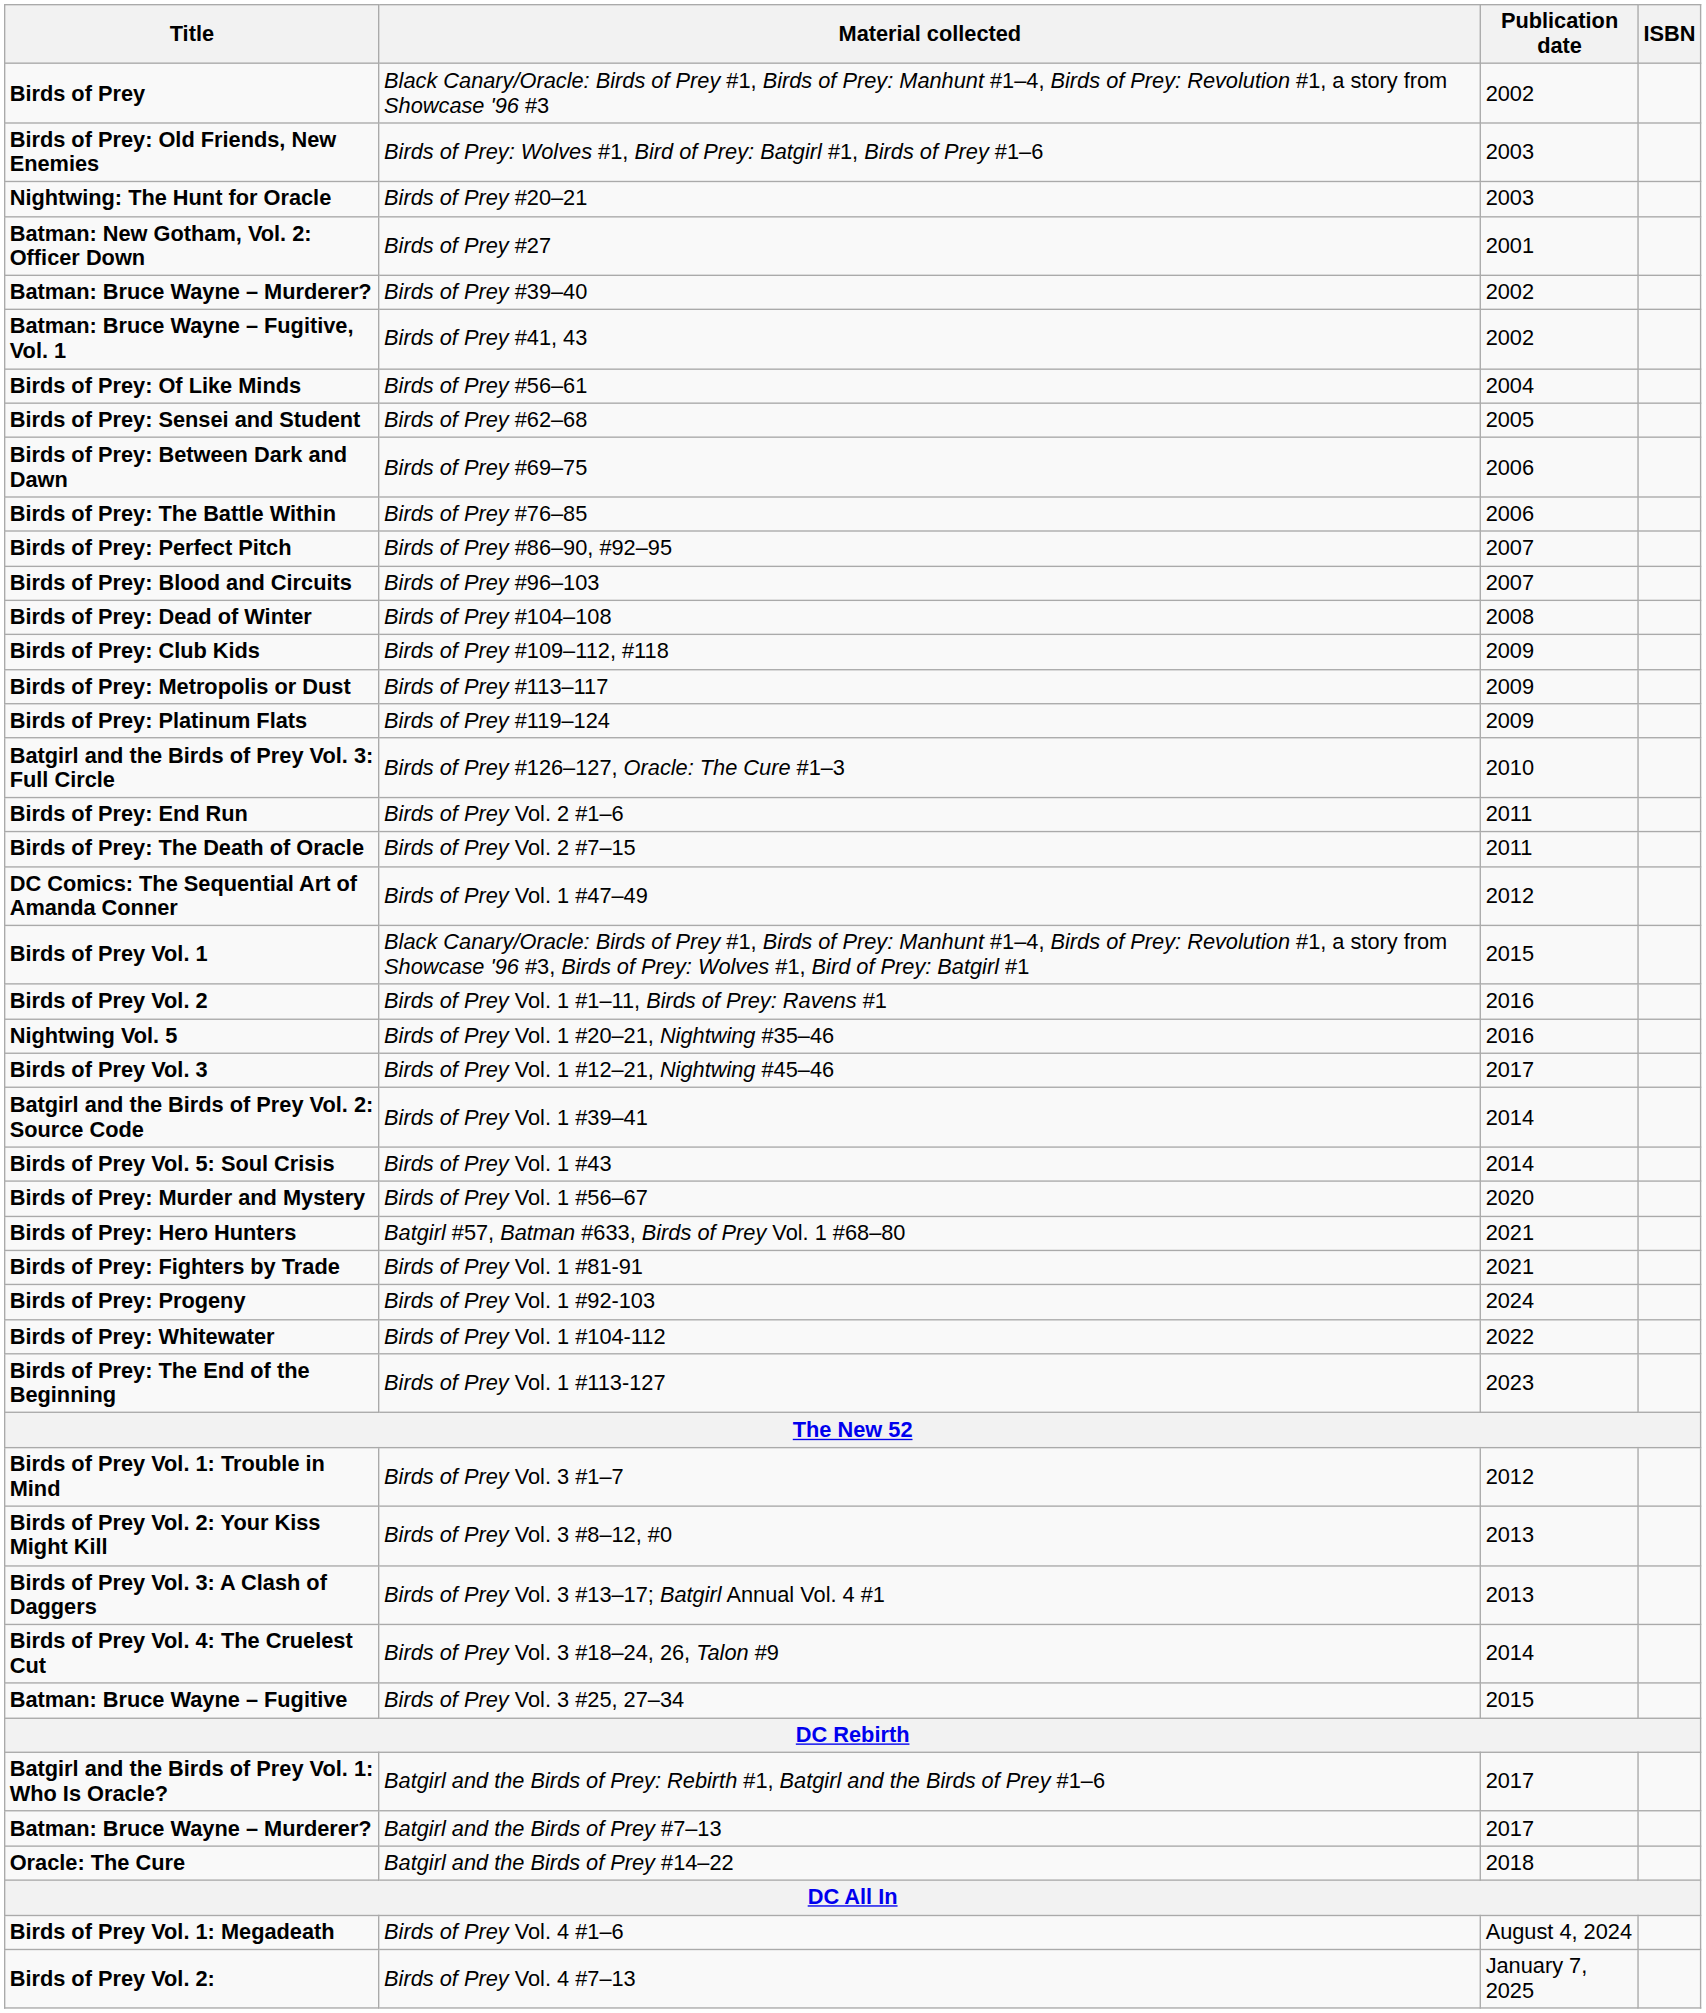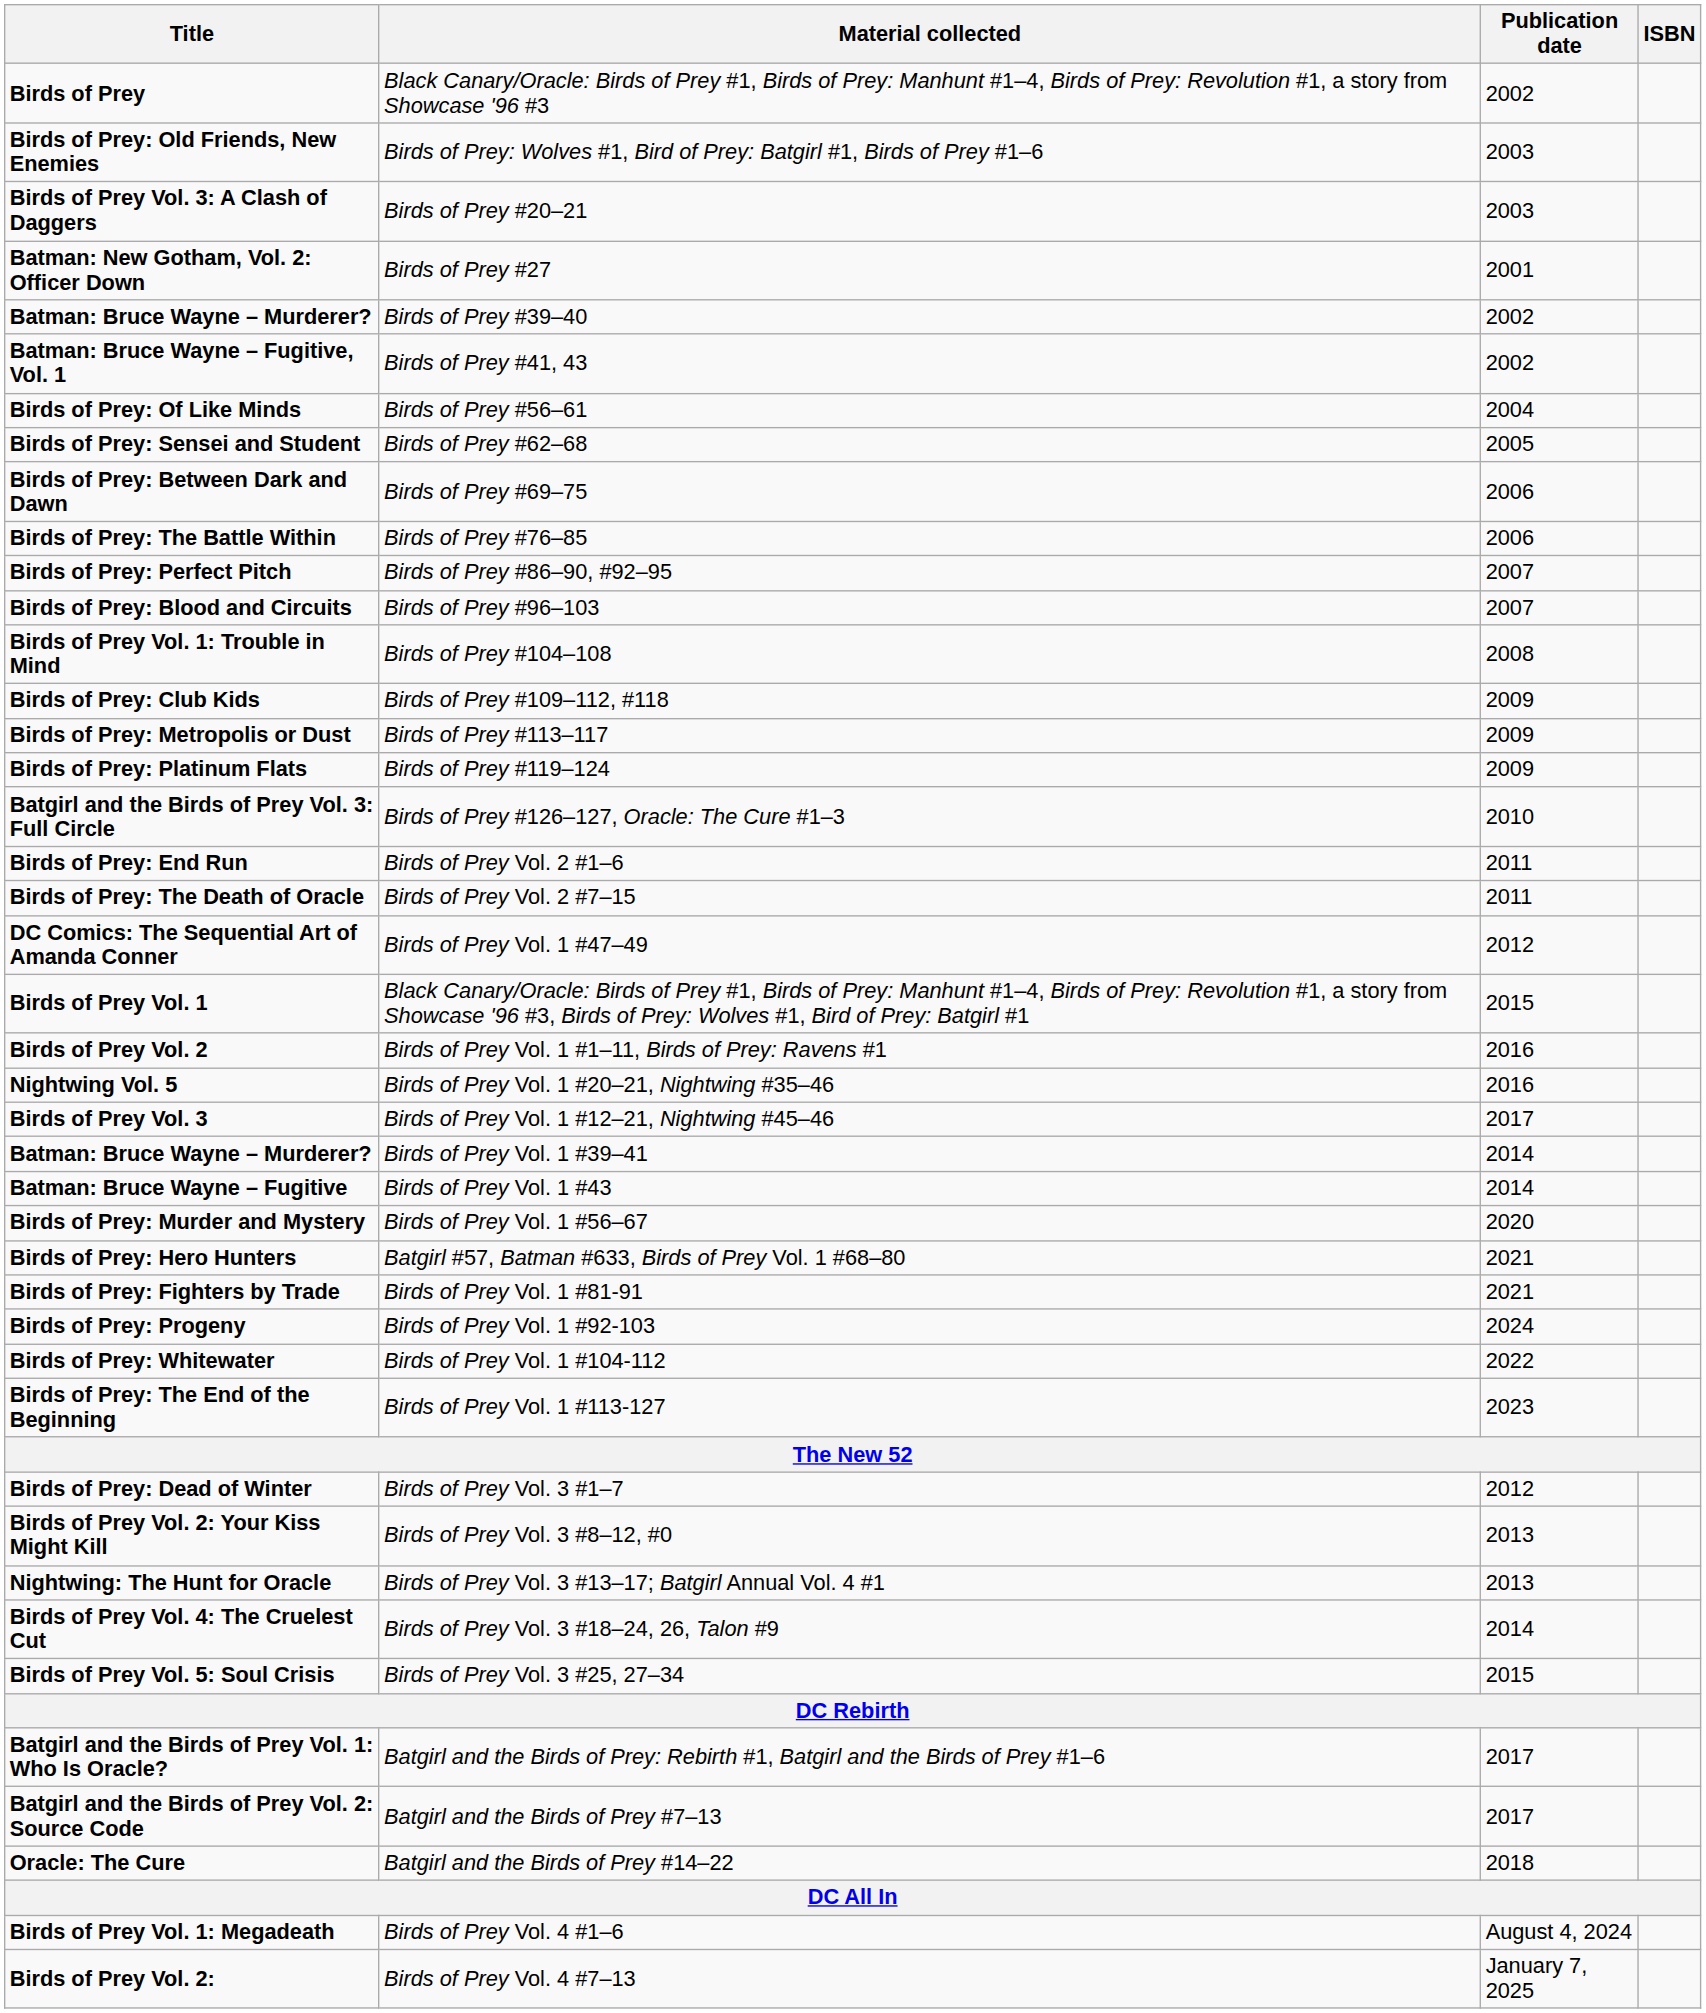(170, 198) Nightwing: The Hunt for Oracle -> (168, 210) Birds of Prey Vol. 3: A Clash of Daggers
(161, 617) Birds of Prey: Dead of Winter -> (167, 653) Birds of Prey Vol. 1: Trouble in Mind
(191, 1117) Batgirl and the Birds of Prey Vol. 2: Source Code -> (191, 1153) Batman: Bruce Wayne – Murderer?
(172, 1163) Birds of Prey Vol. 5: Soul Crisis -> (179, 1188) Batman: Bruce Wayne – Fugitive
(167, 1476) Birds of Prey Vol. 1: Trouble in Mind -> (161, 1488) Birds of Prey: Dead of Winter
(168, 1594) Birds of Prey Vol. 3: A Clash of Daggers -> (170, 1582) Nightwing: The Hunt for Oracle
(179, 1700) Batman: Bruce Wayne – Fugitive -> (172, 1675) Birds of Prey Vol. 5: Soul Crisis
(191, 1828) Batman: Bruce Wayne – Murderer? -> (191, 1816) Batgirl and the Birds of Prey Vol. 2: Source Code
